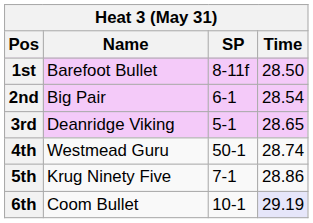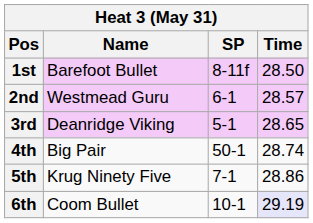(76, 97) Big Pair -> (108, 97) Westmead Guru
(283, 97) 28.54 -> (283, 97) 28.57
(108, 151) Westmead Guru -> (76, 151) Big Pair
